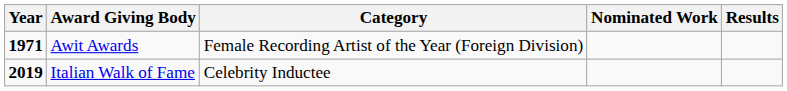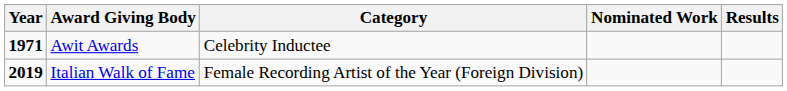(393, 45) Female Recording Artist of the Year (Foreign Division) -> (267, 45) Celebrity Inductee
(267, 72) Celebrity Inductee -> (393, 72) Female Recording Artist of the Year (Foreign Division)
